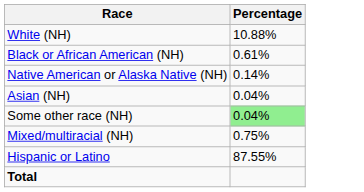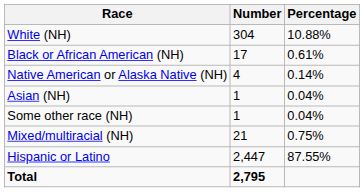+ column: (257, 14)
(251, 116) lightgreen background -> (305, 116) no background
